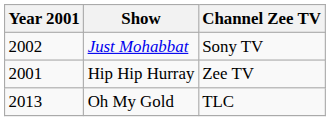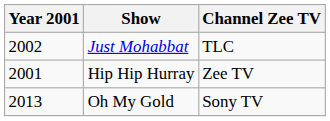(233, 46) Sony TV -> (218, 46) TLC
(218, 102) TLC -> (233, 102) Sony TV
